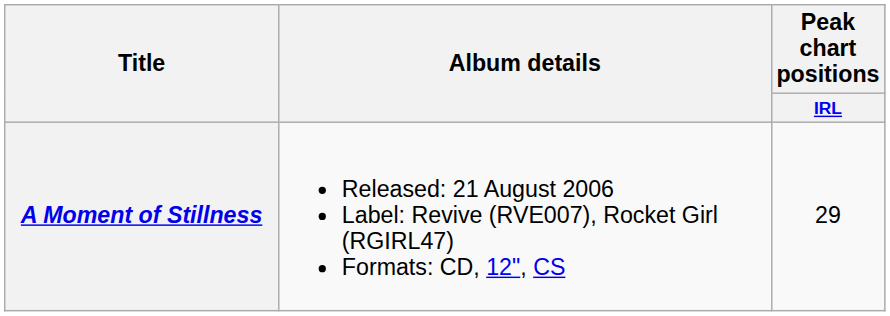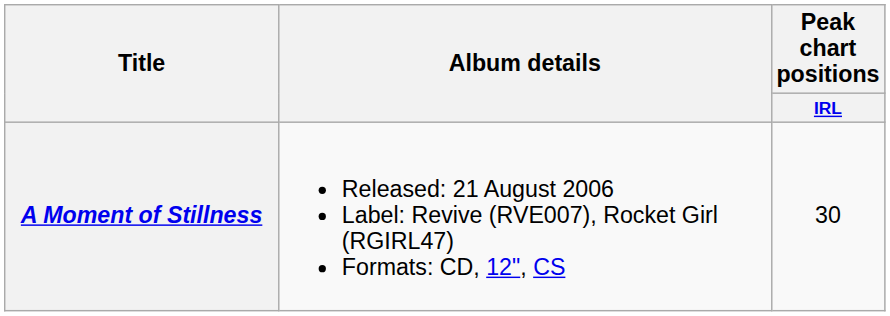(828, 215) 29 -> (828, 215) 30
